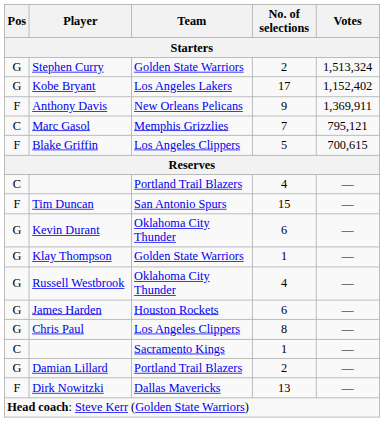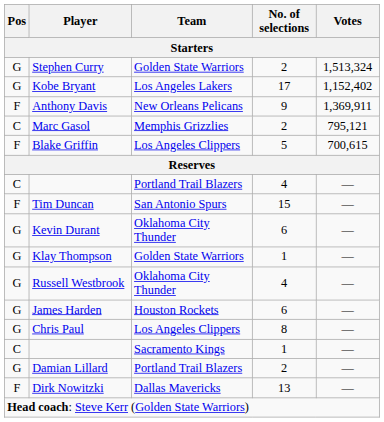(284, 125) 7 -> (284, 125) 2
